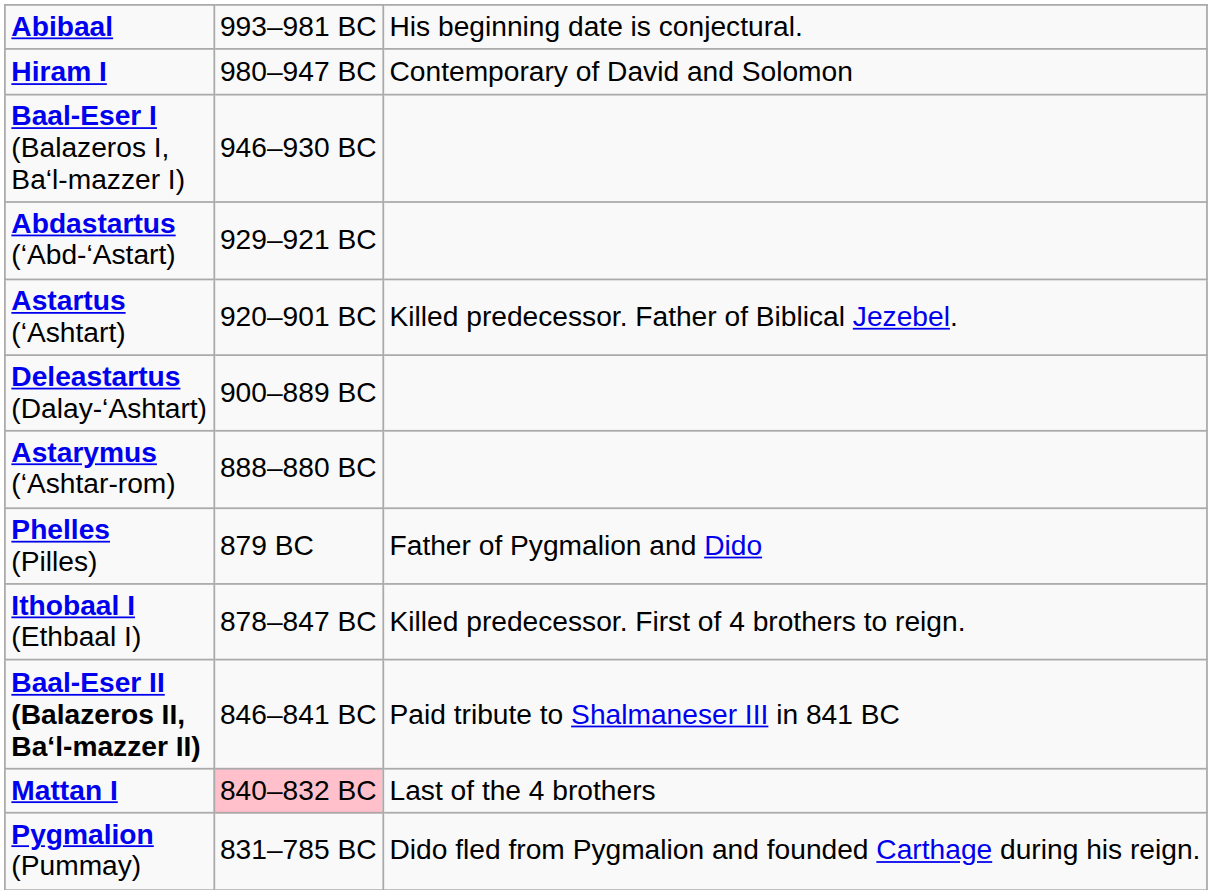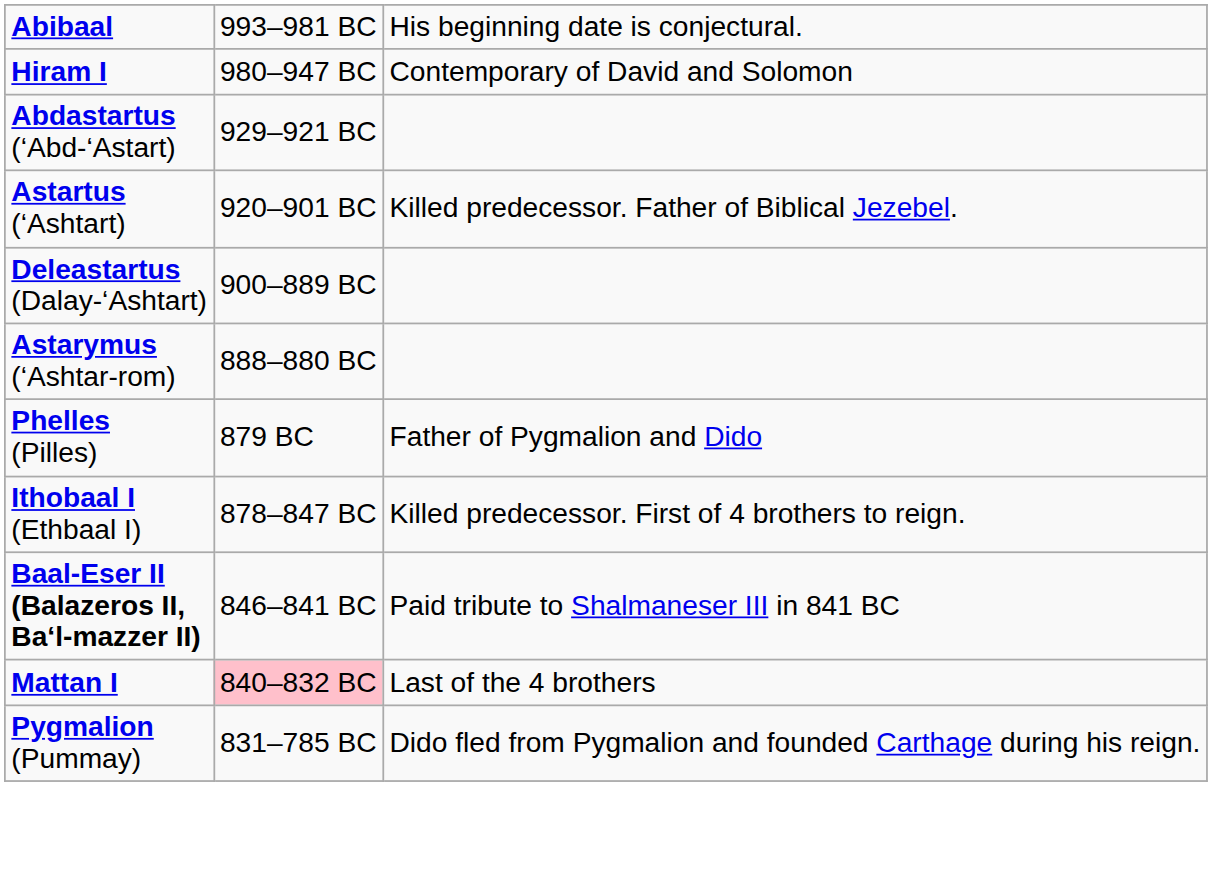- row: (98, 147)
